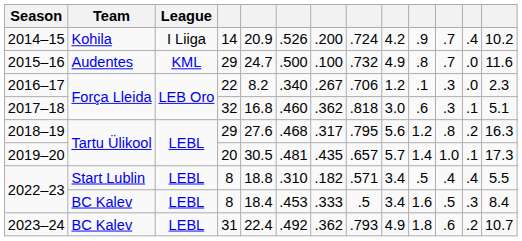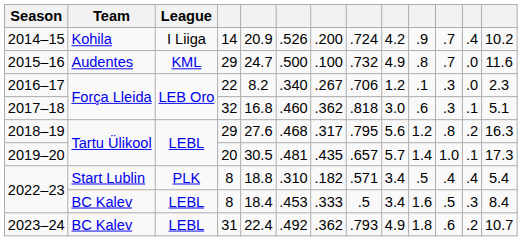(186, 178) LEBL -> (186, 178) PLK
(499, 178) 5.5 -> (499, 178) 5.4
